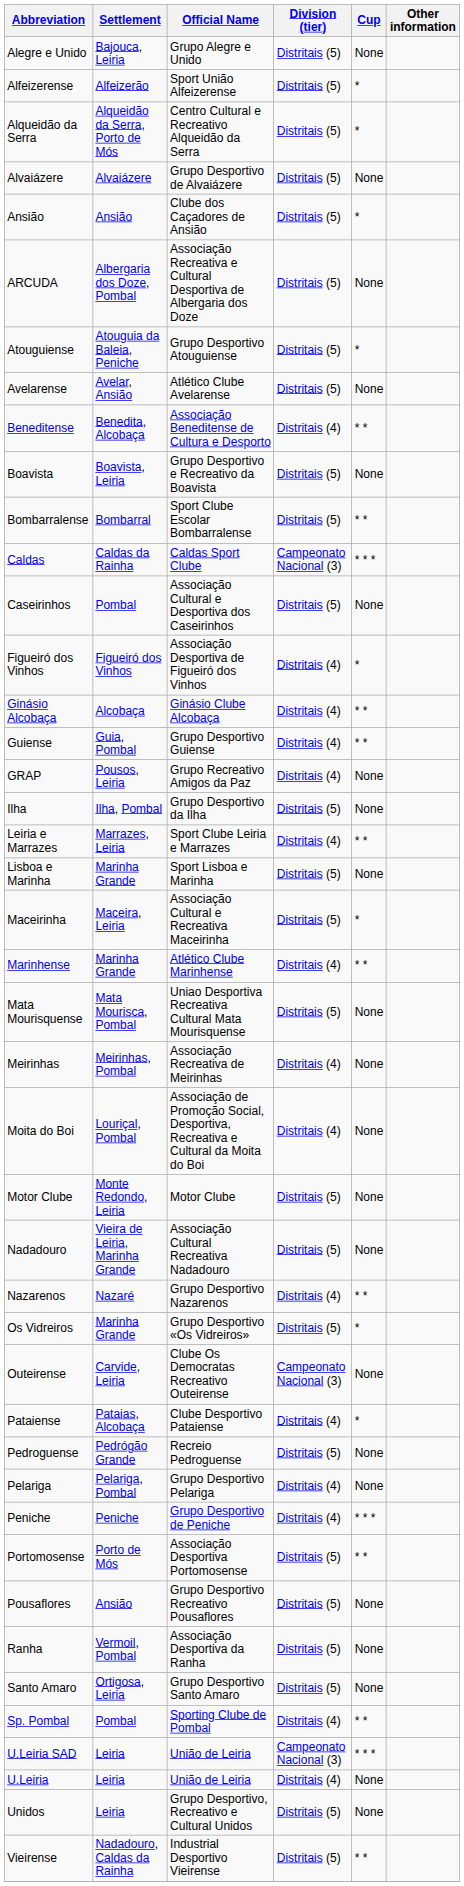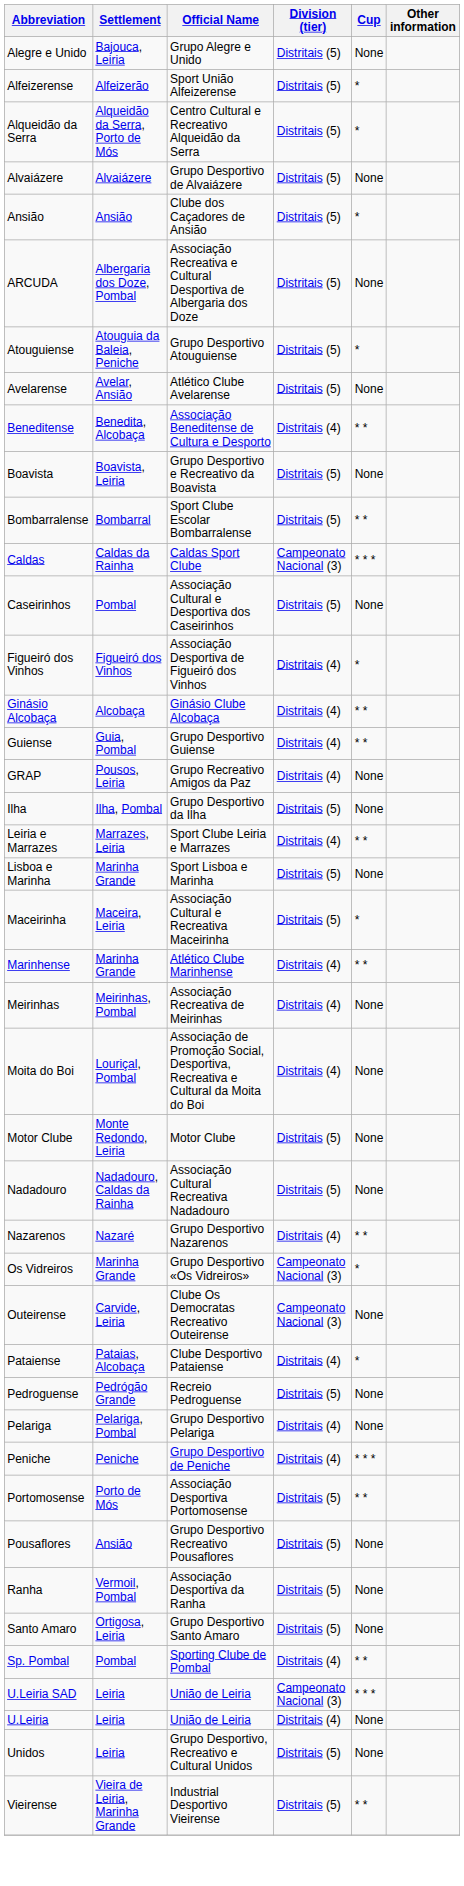- row: (45, 1011)
(119, 1250) Vieira de Leiria, Marinha Grande -> (127, 1190) Nadadouro, Caldas da Rainha
(309, 1328) Distritais (5) -> (311, 1269) Campeonato Nacional (3)
(127, 1858) Nadadouro, Caldas da Rainha -> (119, 1805) Vieira de Leiria, Marinha Grande
